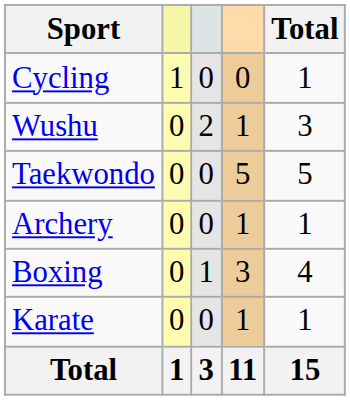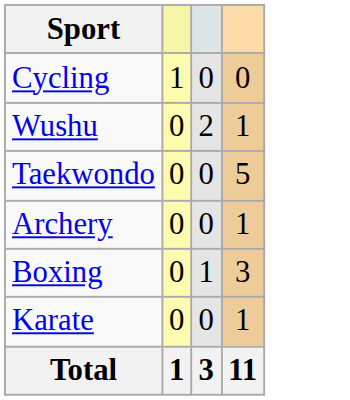- column: (305, 28)
